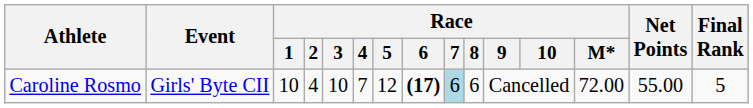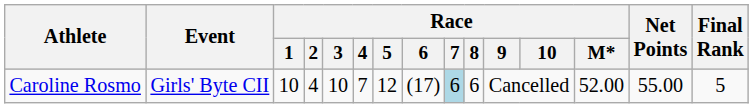(423, 86) bold -> (423, 86) normal
(601, 86) 72.00 -> (601, 86) 52.00
